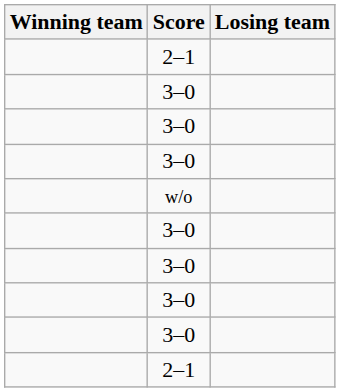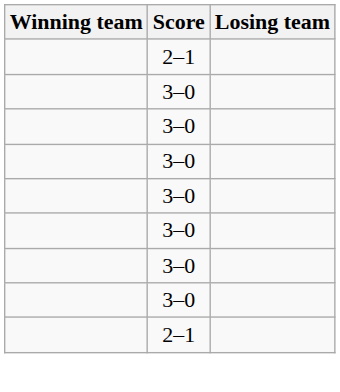- row: (76, 196)
